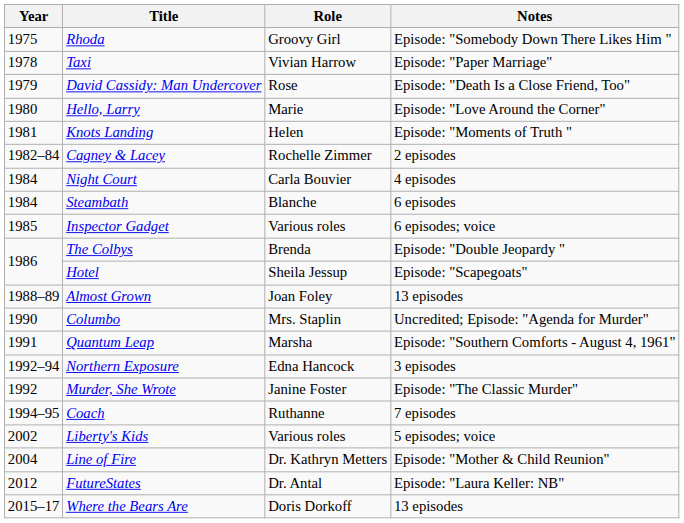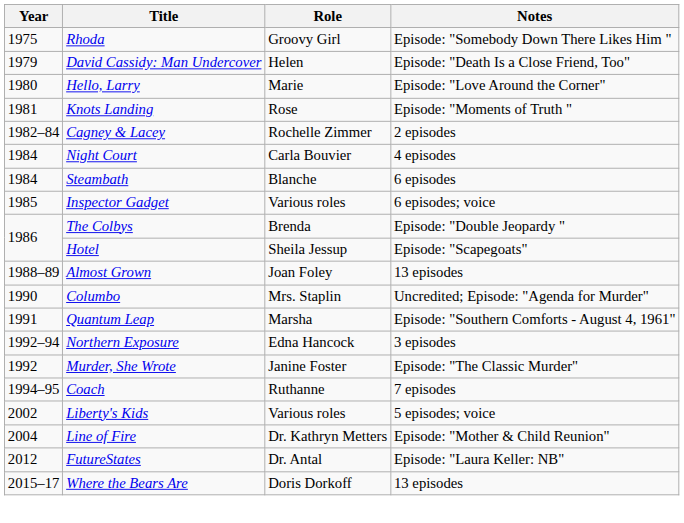- row: (79, 62)
(283, 86) Rose -> (286, 62) Helen
(286, 132) Helen -> (283, 109) Rose
